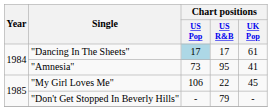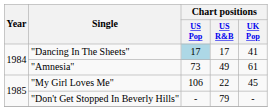(253, 51) 61 -> (253, 51) 41
(224, 67) 95 -> (224, 67) 49
(253, 67) 41 -> (253, 67) 61
